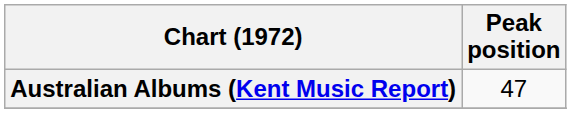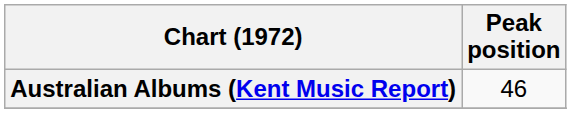(514, 88) 47 -> (514, 88) 46
